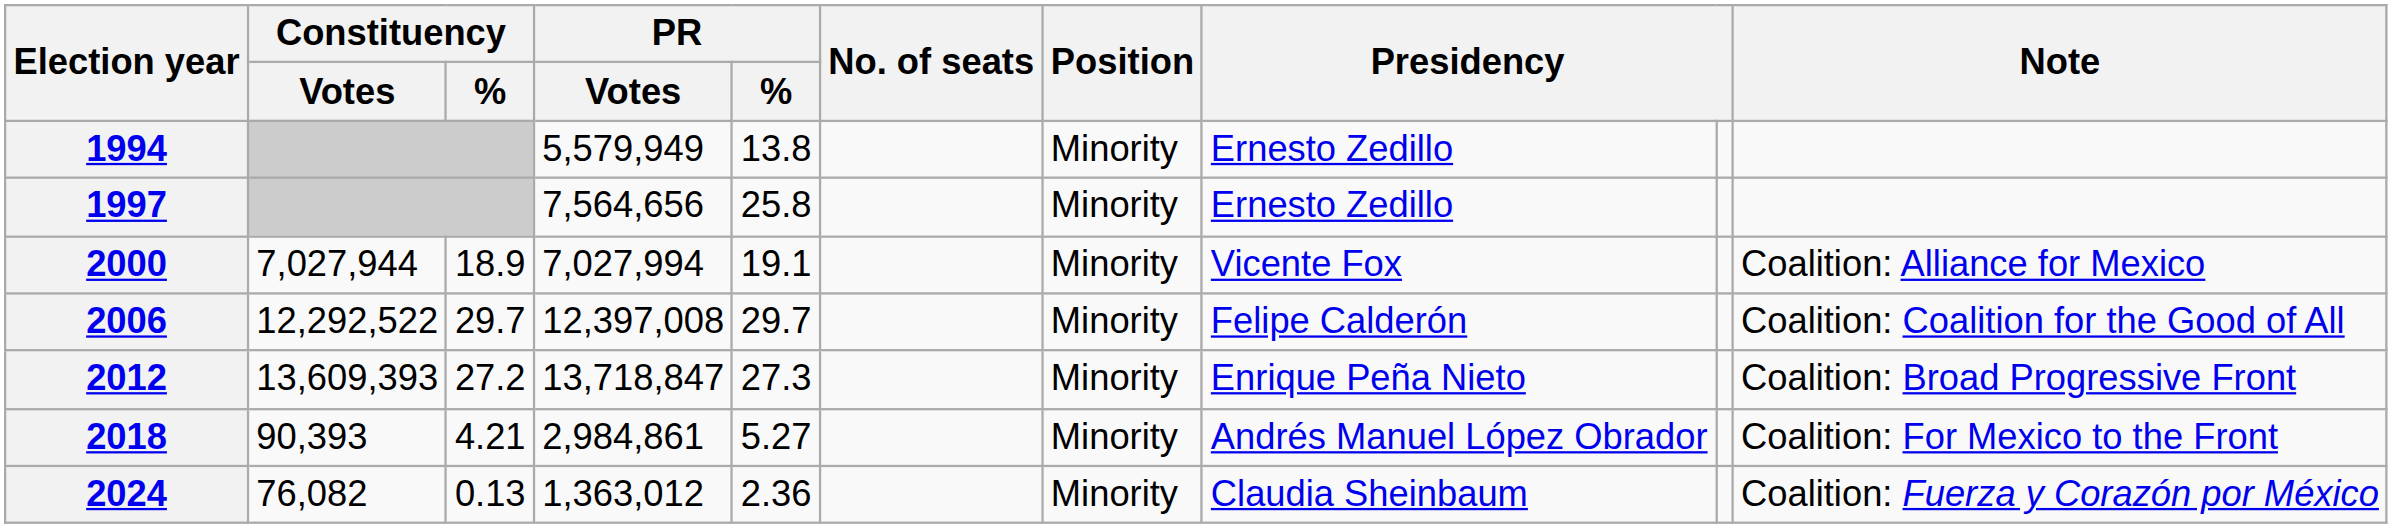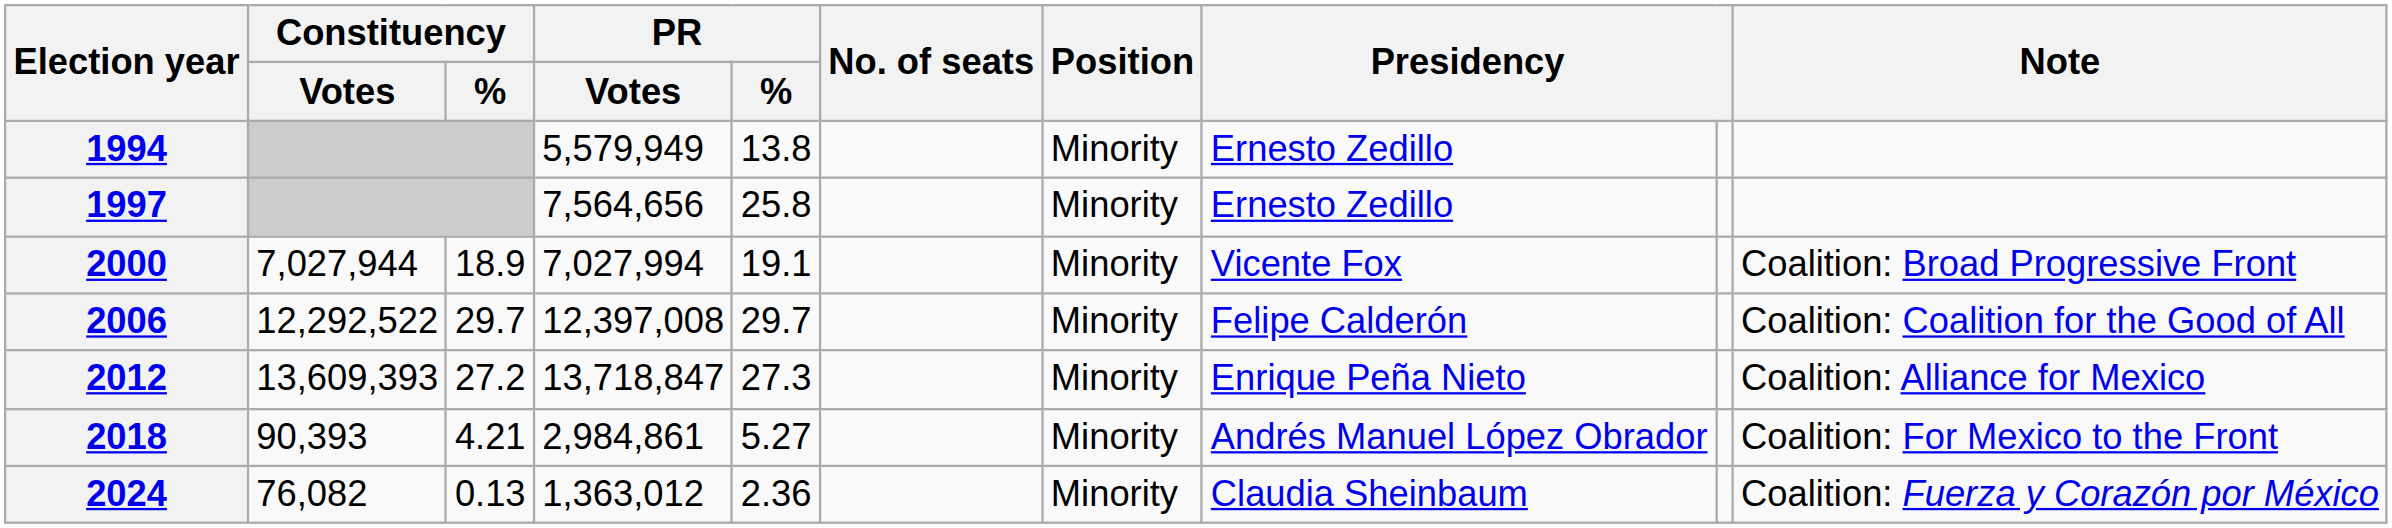(1973, 263) Coalition: Alliance for Mexico -> (2019, 263) Coalition: Broad Progressive Front
(2019, 378) Coalition: Broad Progressive Front -> (1973, 378) Coalition: Alliance for Mexico
